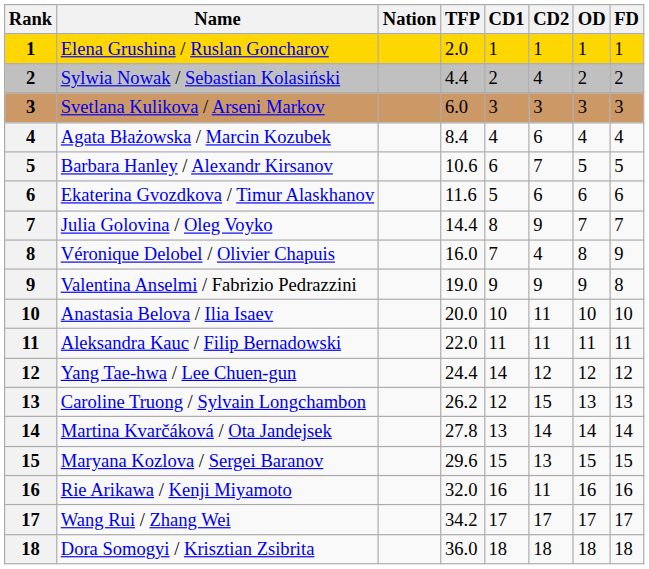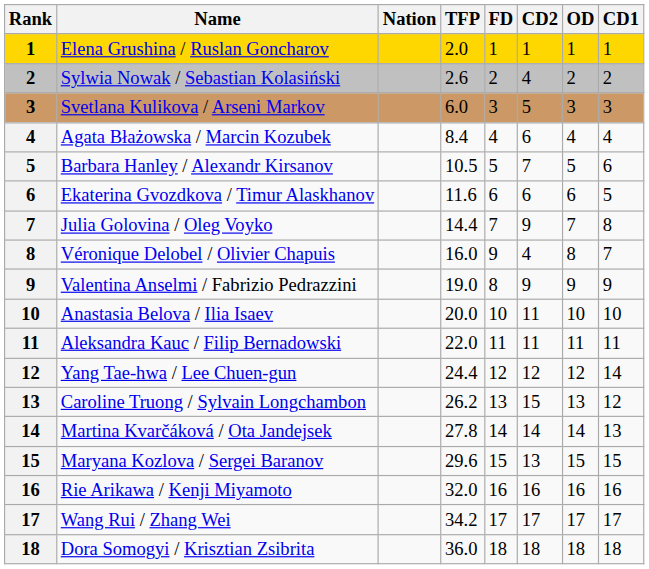columns swapped: (507, 19) <-> (627, 19)
(457, 78) 4.4 -> (457, 78) 2.6
(538, 107) 3 -> (526, 107) 5
(461, 166) 10.6 -> (461, 166) 10.5
(542, 490) 11 -> (531, 490) 16
